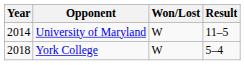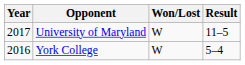(19, 32) 2014 -> (19, 32) 2017
(19, 50) 2018 -> (19, 50) 2016
